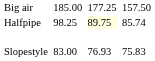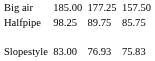(99, 22) lightyellow background -> (99, 22) no background
(134, 22) 85.74 -> (134, 22) 85.75
